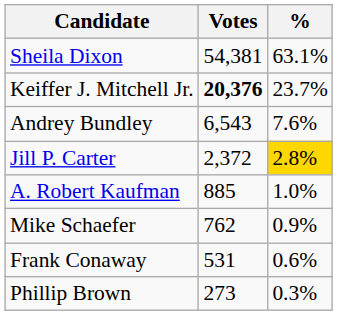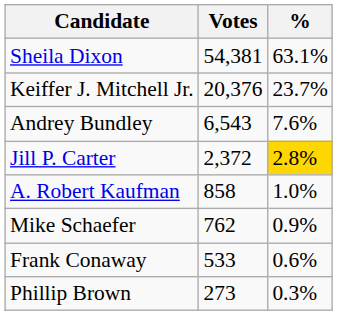(233, 89) bold -> (233, 89) normal
(220, 191) 885 -> (220, 191) 858
(220, 259) 531 -> (220, 259) 533
